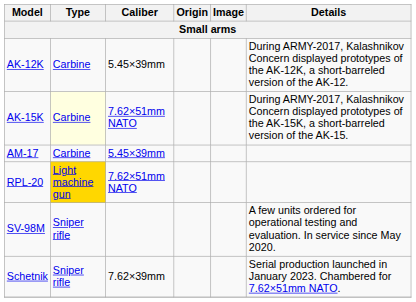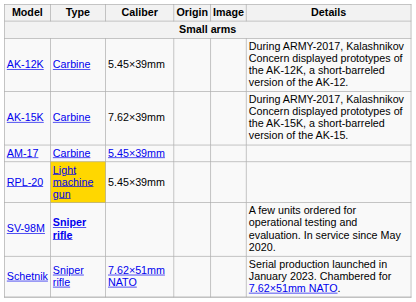(72, 118) lightyellow background -> (72, 118) no background
(136, 118) 7.62×51mm NATO -> (136, 118) 7.62×39mm
(136, 182) 7.62×51mm NATO -> (136, 182) 5.45×39mm
(68, 229) normal -> (70, 229) bold
(136, 276) 7.62×39mm -> (136, 276) 7.62×51mm NATO
